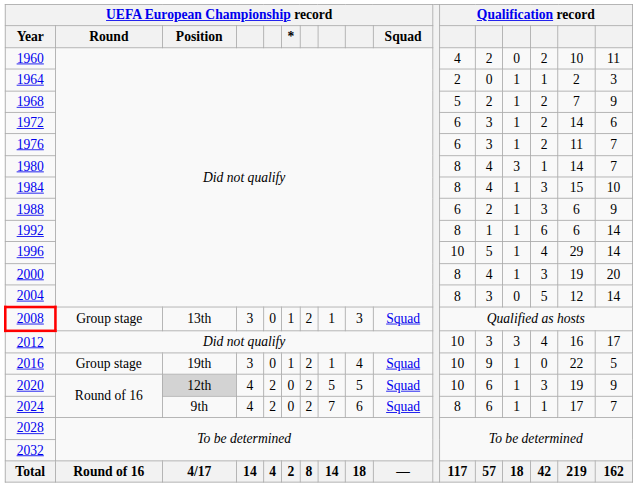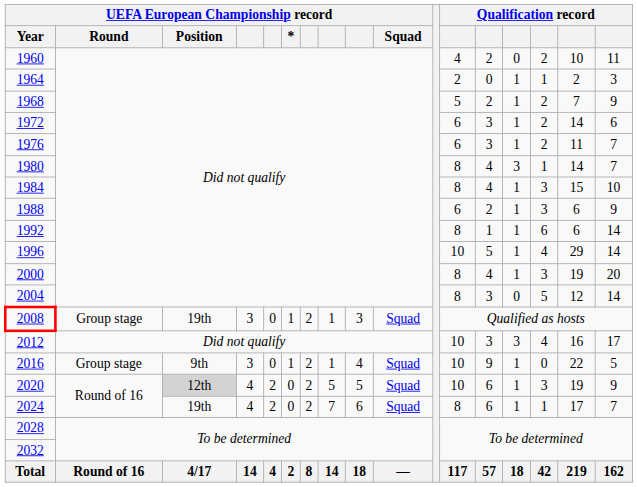(199, 318) 13th -> (199, 318) 19th
(199, 363) 19th -> (199, 363) 9th
(199, 406) 9th -> (199, 406) 19th
